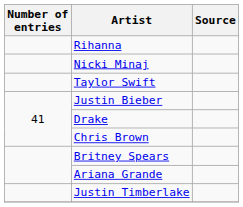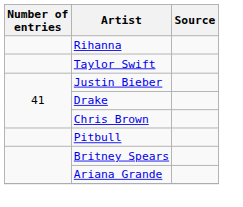- row: (111, 64)
+ row: (98, 137)
- row: (132, 193)
